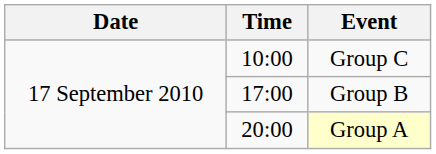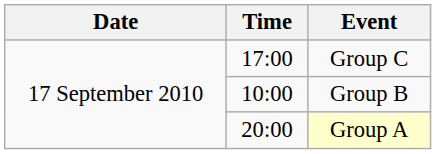(267, 58) 10:00 -> (267, 58) 17:00
(267, 93) 17:00 -> (267, 93) 10:00
